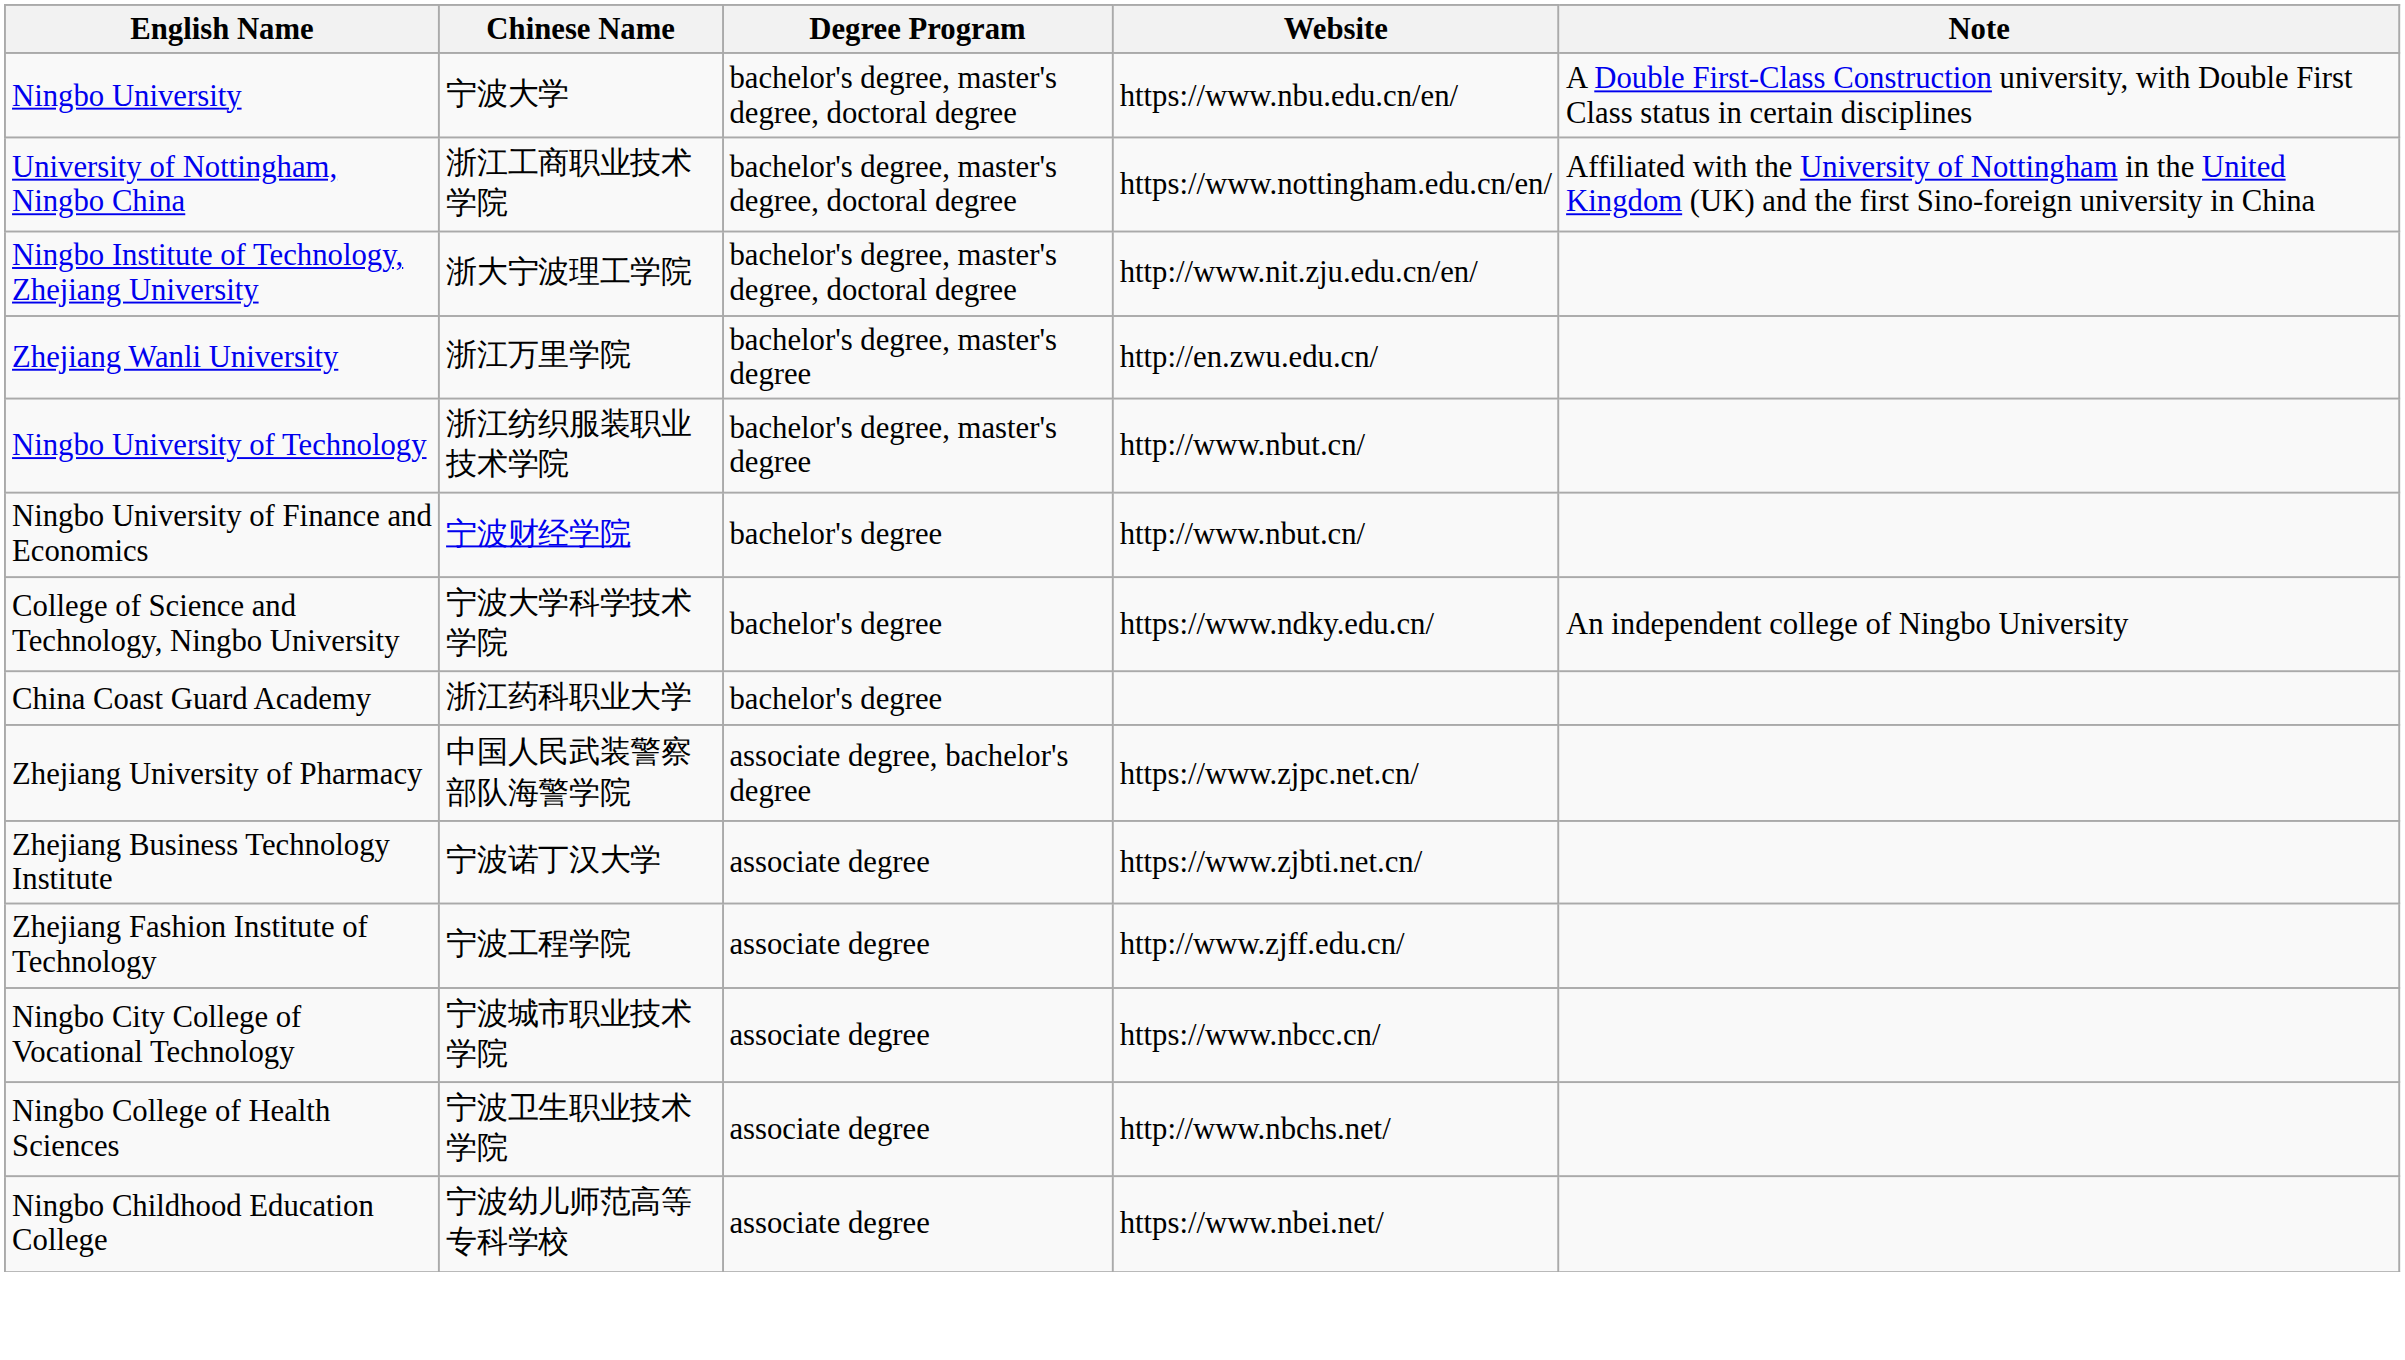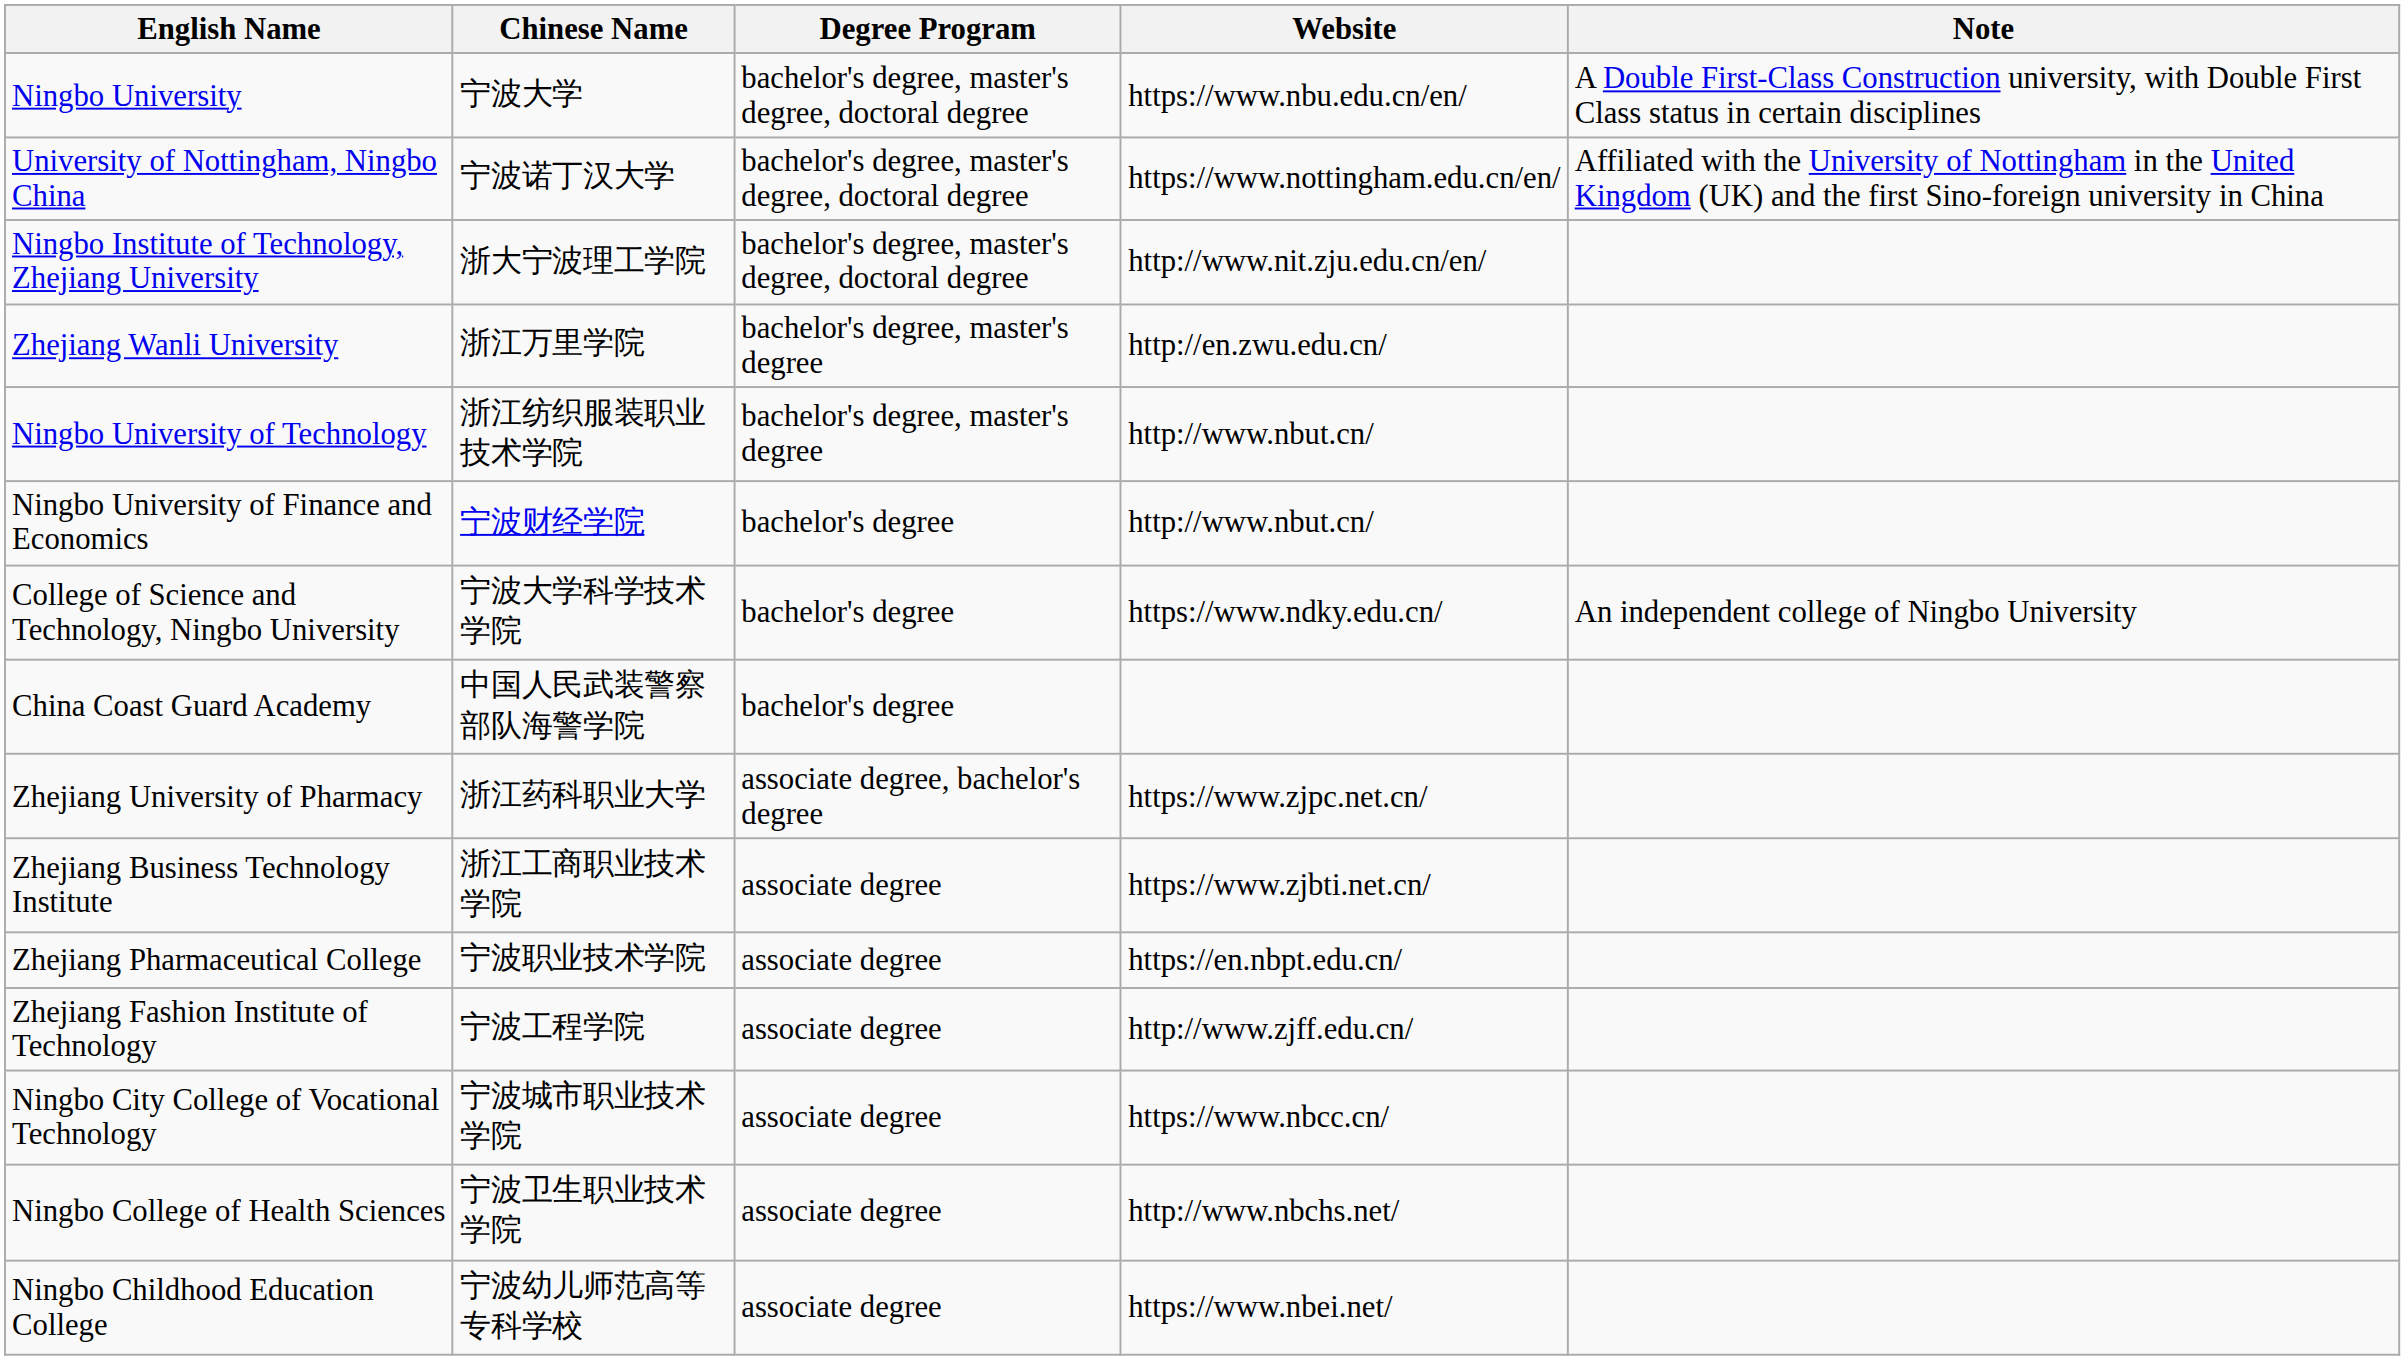(569, 182) 浙江工商职业技术学院 -> (568, 177) 宁波诺丁汉大学
(569, 697) 浙江药科职业大学 -> (583, 705) 中国人民武装警察部队海警学院
(569, 771) 中国人民武装警察部队海警学院 -> (583, 794) 浙江药科职业大学
(554, 860) 宁波诺丁汉大学 -> (583, 883) 浙江工商职业技术学院
+ row: (217, 959)
